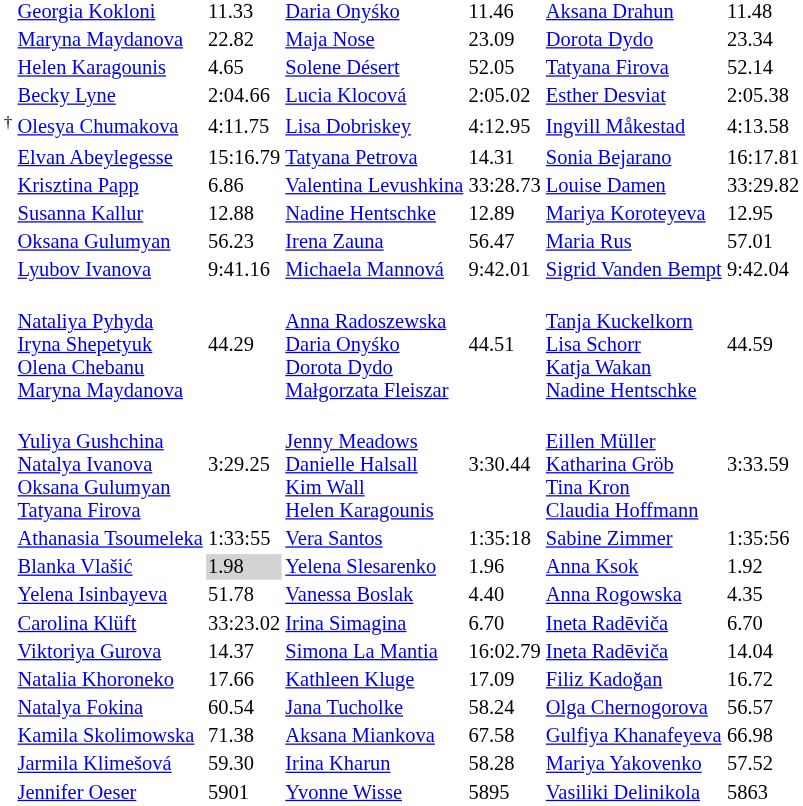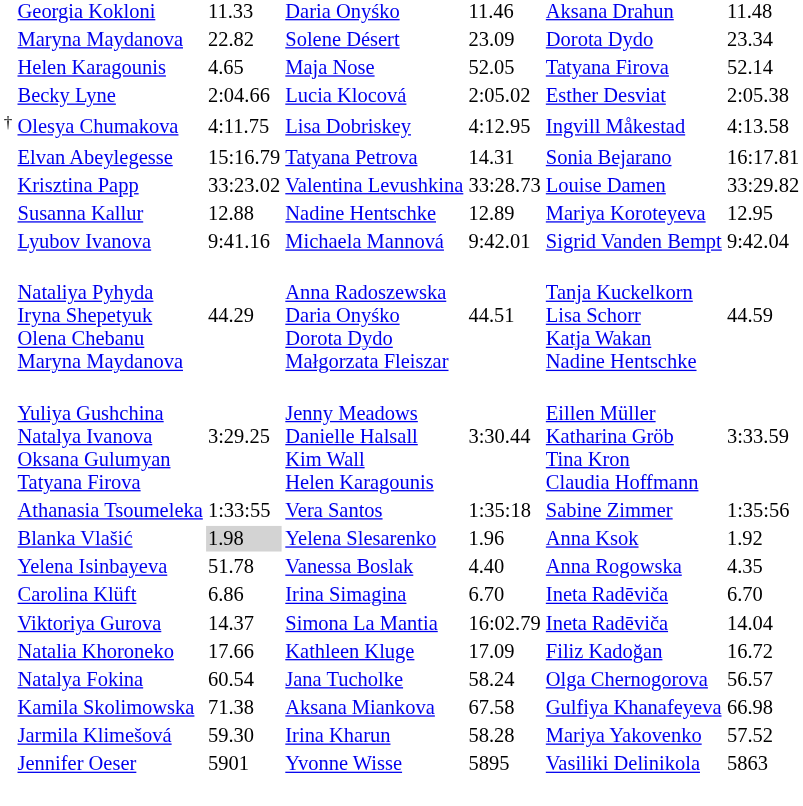(330, 39) Maja Nose -> (342, 39) Solene Désert
(342, 67) Solene Désert -> (330, 67) Maja Nose
(226, 185) 6.86 -> (244, 185) 33:23.02
- row: (94, 242)
(244, 623) 33:23.02 -> (226, 595) 6.86
